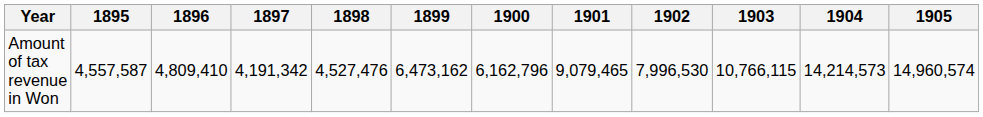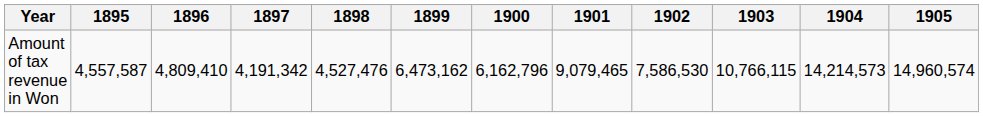(672, 70) 7,996,530 -> (672, 70) 7,586,530
